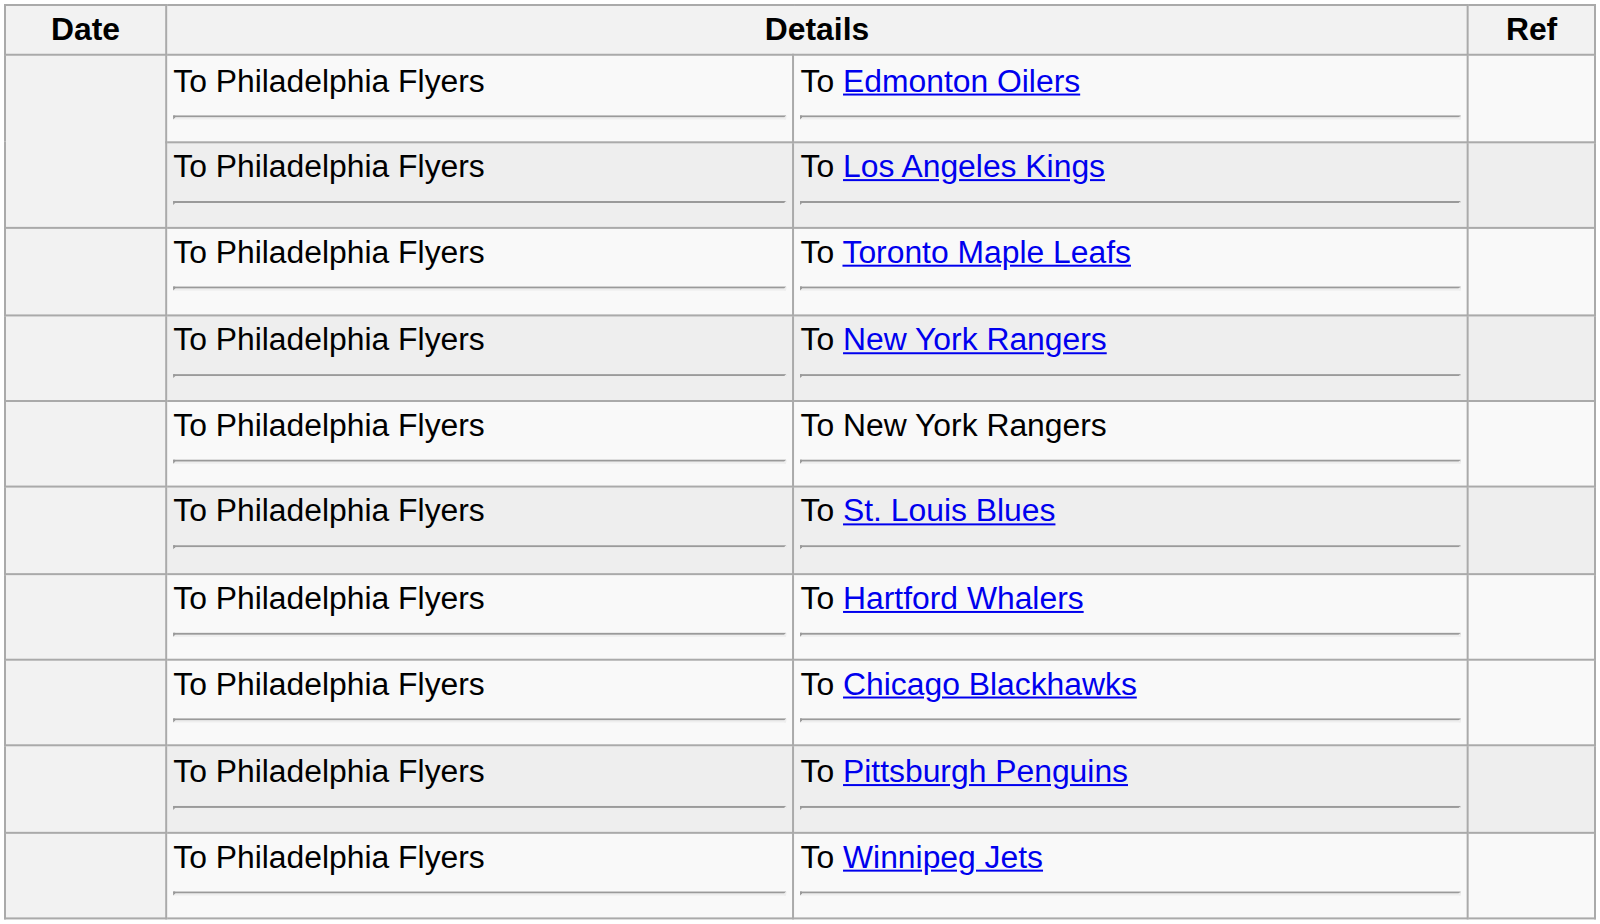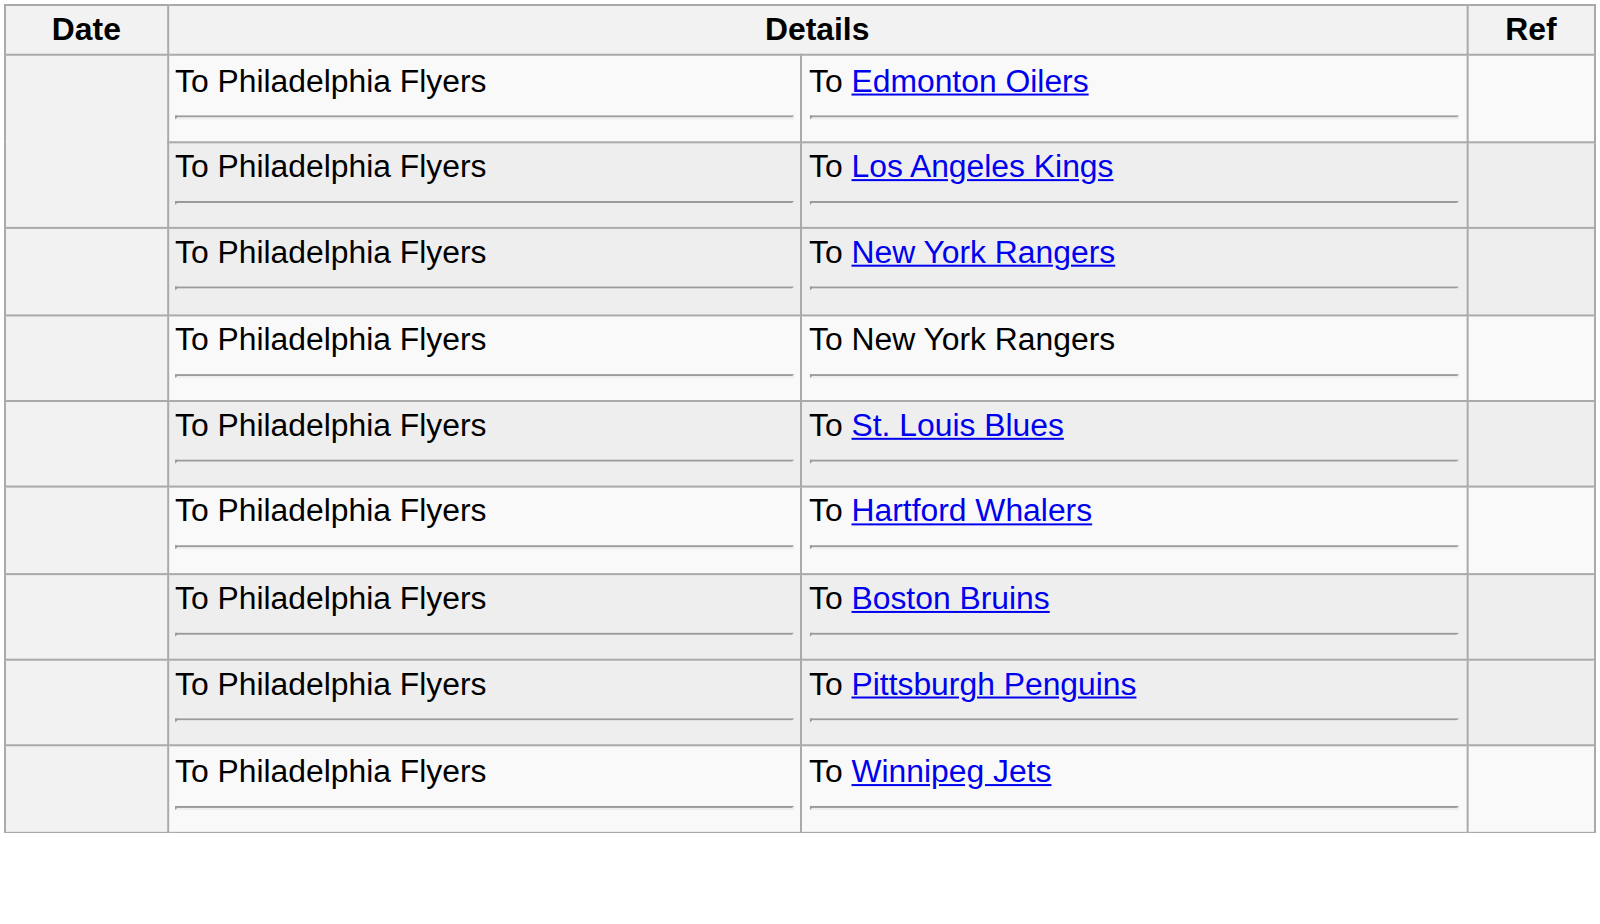- row: (85, 271)
+ row: (86, 617)
- row: (85, 703)
